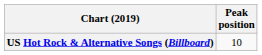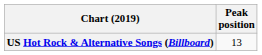(237, 42) 10 -> (237, 42) 13
